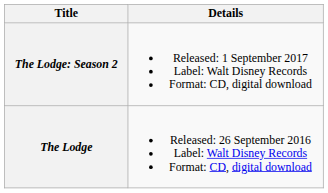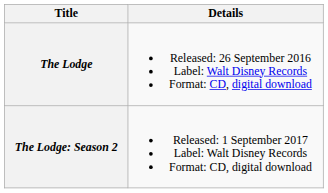rows swapped: (66, 146) <-> (66, 64)
